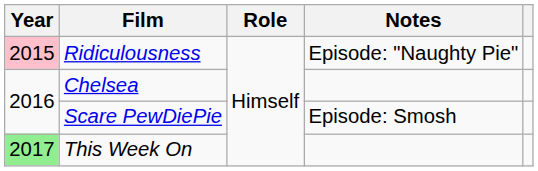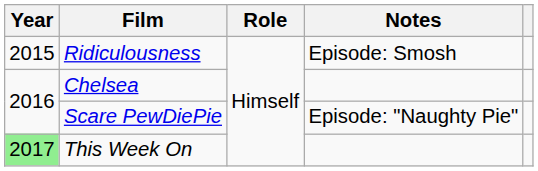(32, 52) pink background -> (32, 52) no background
(413, 52) Episode: "Naughty Pie" -> (382, 52) Episode: Smosh
(382, 117) Episode: Smosh -> (413, 117) Episode: "Naughty Pie"
